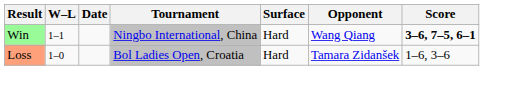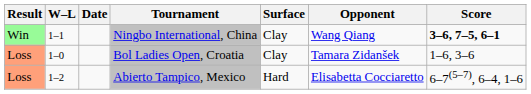(276, 34) Hard -> (275, 34) Clay
(276, 55) Hard -> (275, 55) Clay
+ row: (179, 77)
